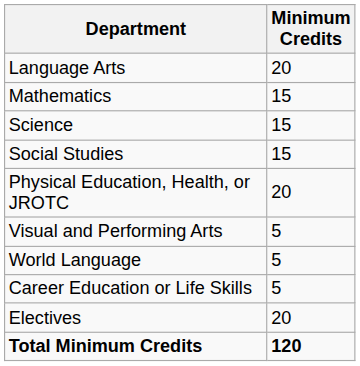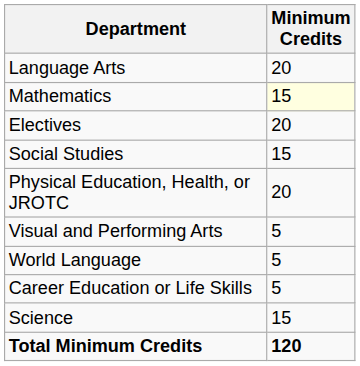(281, 96) no background -> (281, 96) lightyellow background
rows swapped: (41, 125) <-> (45, 317)
